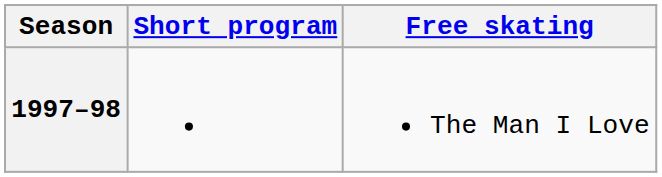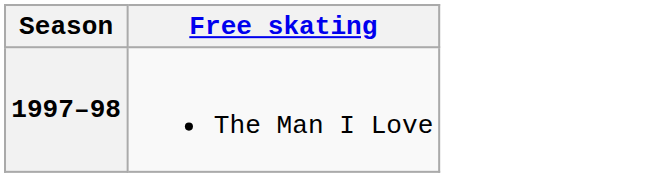- column: (235, 26)
